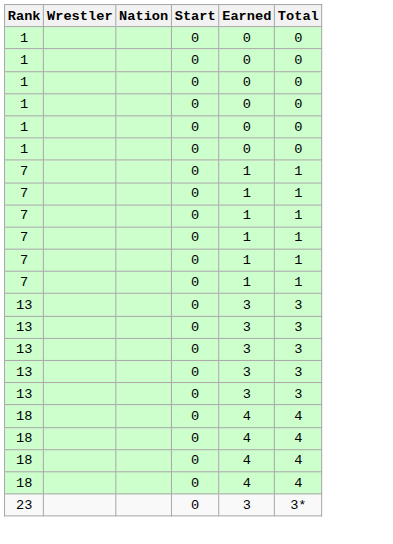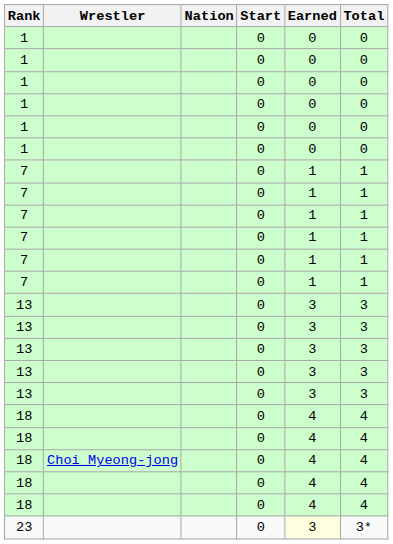+ row: (24, 461)
(247, 505) no background -> (312, 527) lightyellow background
